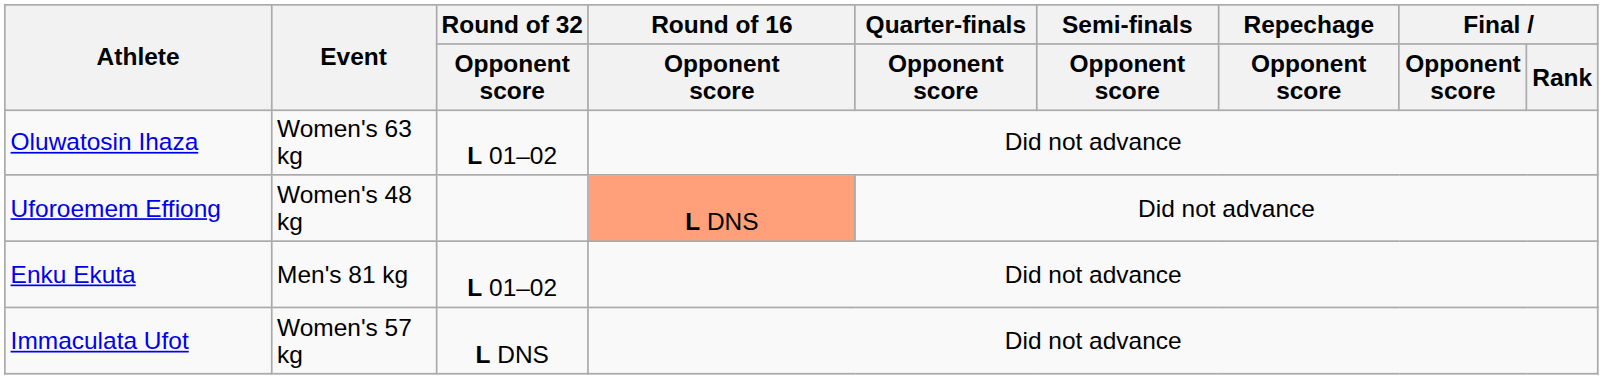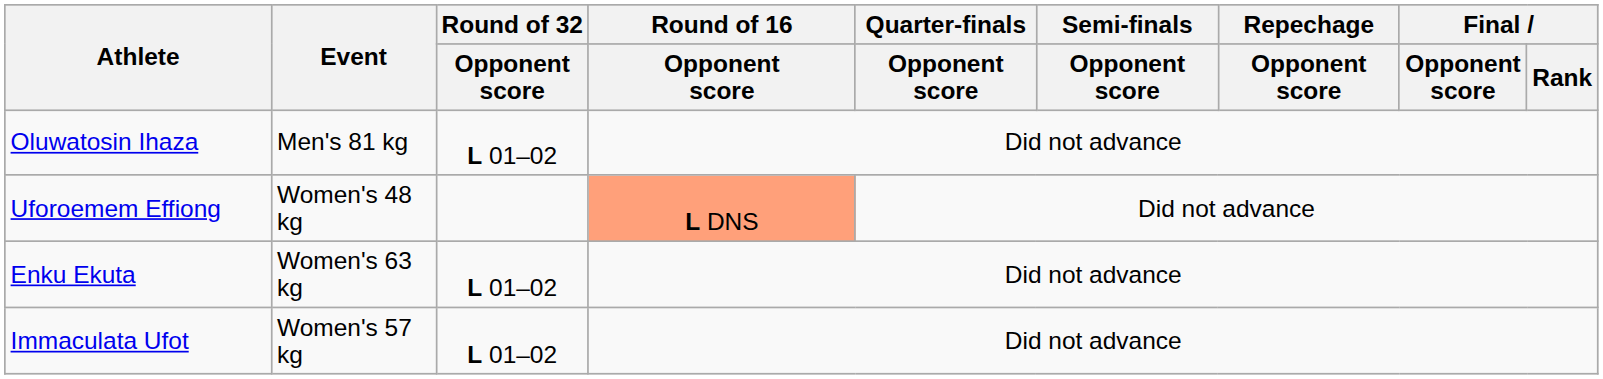(344, 143) Women's 63 kg -> (343, 143) Men's 81 kg
(343, 274) Men's 81 kg -> (344, 274) Women's 63 kg
(512, 354) L DNS -> (512, 354) L 01–02
